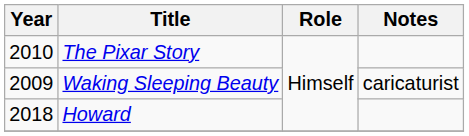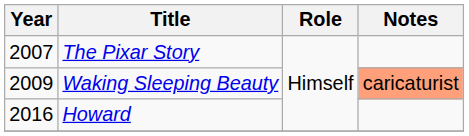(31, 51) 2010 -> (31, 51) 2007
(411, 83) no background -> (411, 83) lightsalmon background
(31, 114) 2018 -> (31, 114) 2016
